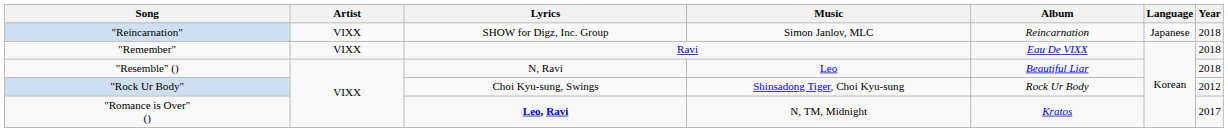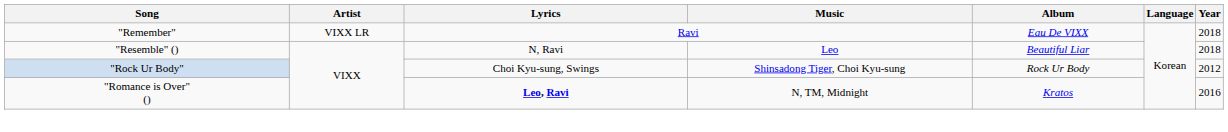- row: (147, 31)
(347, 50) VIXX -> (347, 31) VIXX LR
(1210, 111) 2017 -> (1210, 93) 2016
